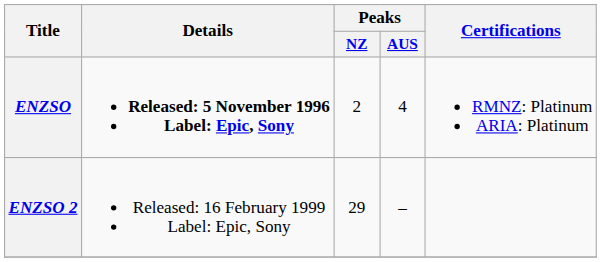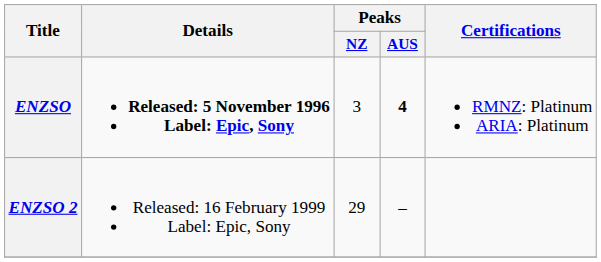(357, 107) 2 -> (357, 107) 3
(402, 107) normal -> (402, 107) bold
